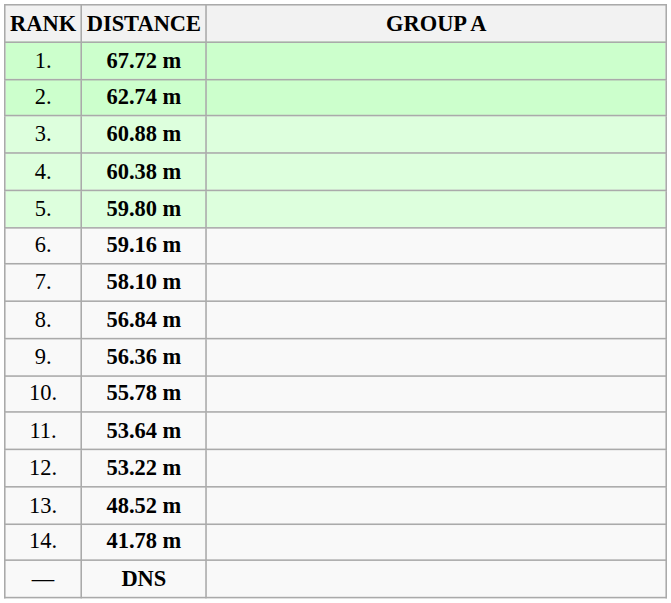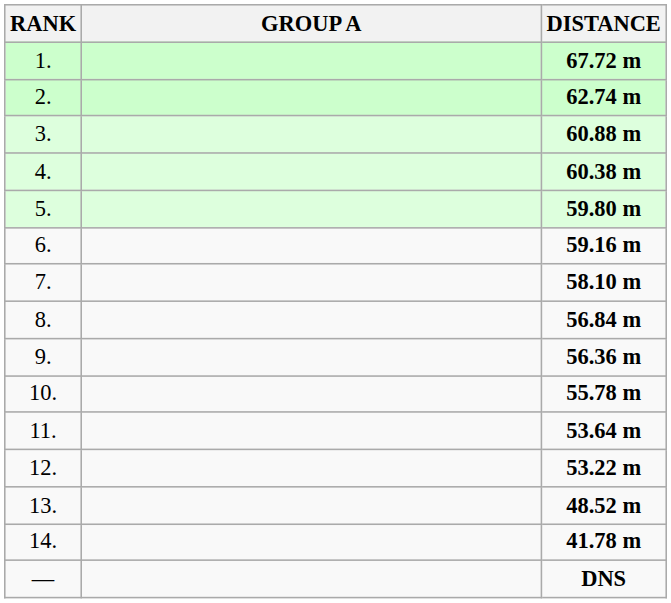columns swapped: (436, 23) <-> (144, 23)
